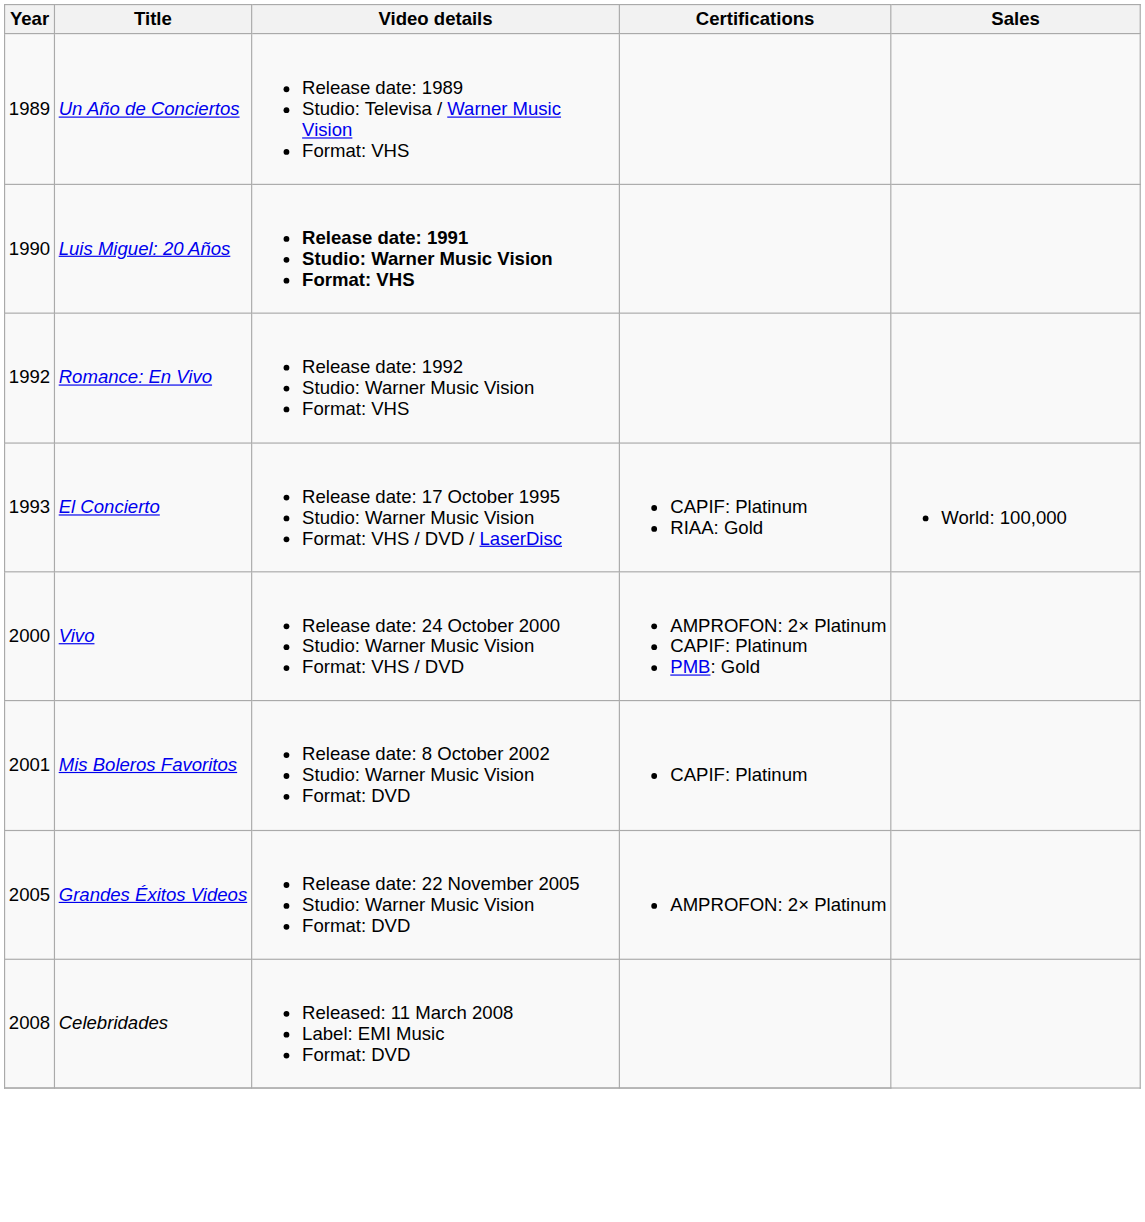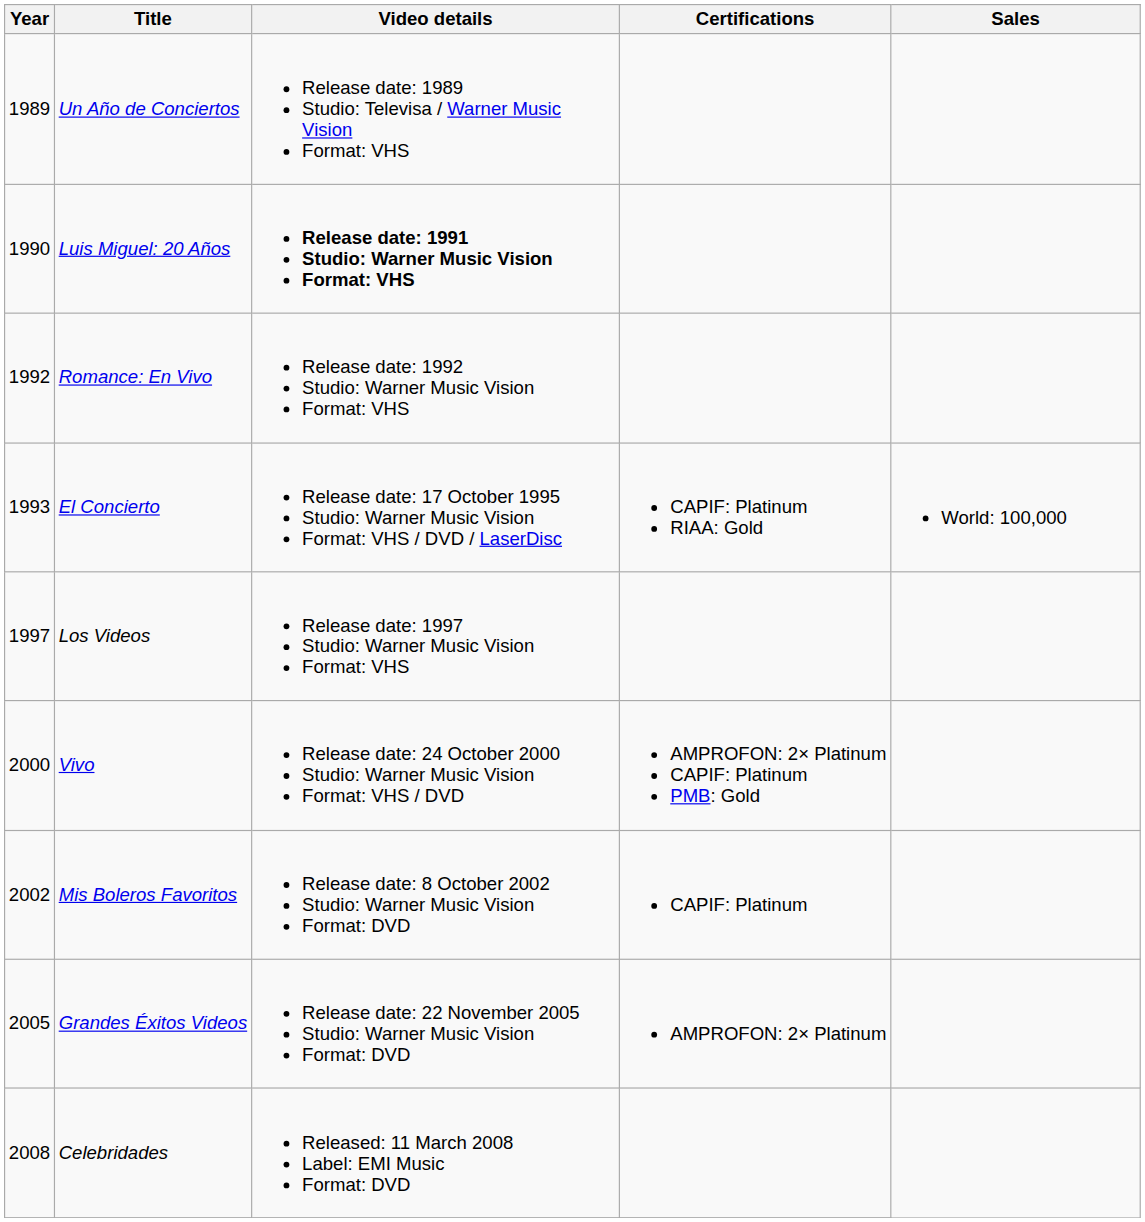+ row: (104, 636)
(30, 765) 2001 -> (30, 894) 2002
